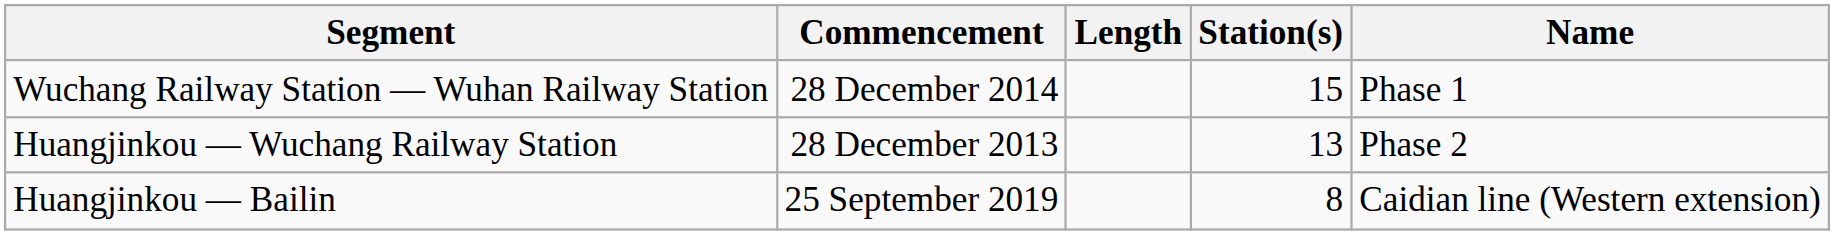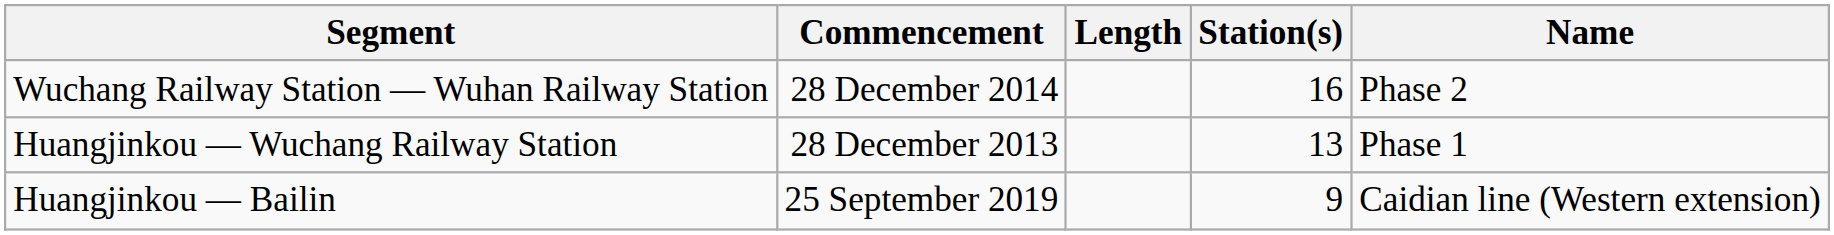(1325, 88) 15 -> (1325, 88) 16
(1414, 88) Phase 1 -> (1414, 88) Phase 2
(1414, 144) Phase 2 -> (1414, 144) Phase 1
(1334, 199) 8 -> (1334, 199) 9
